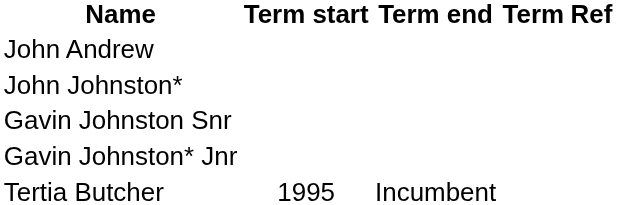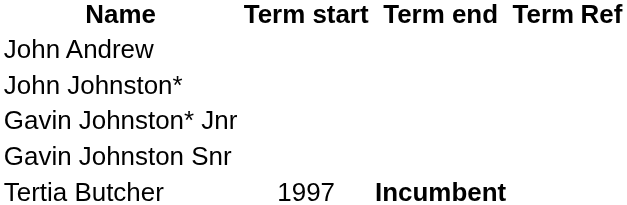rows swapped: (118, 121) <-> (121, 156)
(306, 192) 1995 -> (306, 192) 1997
(436, 192) normal -> (441, 192) bold
